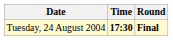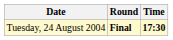columns swapped: (121, 12) <-> (151, 12)
